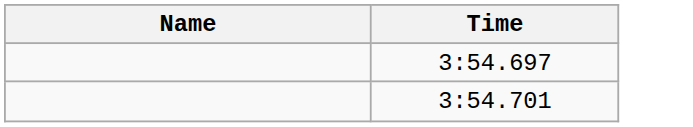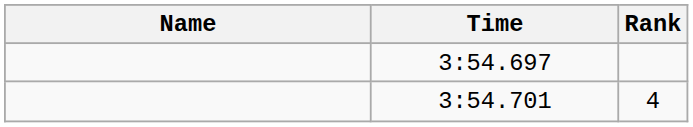+ column: (653, 24)
